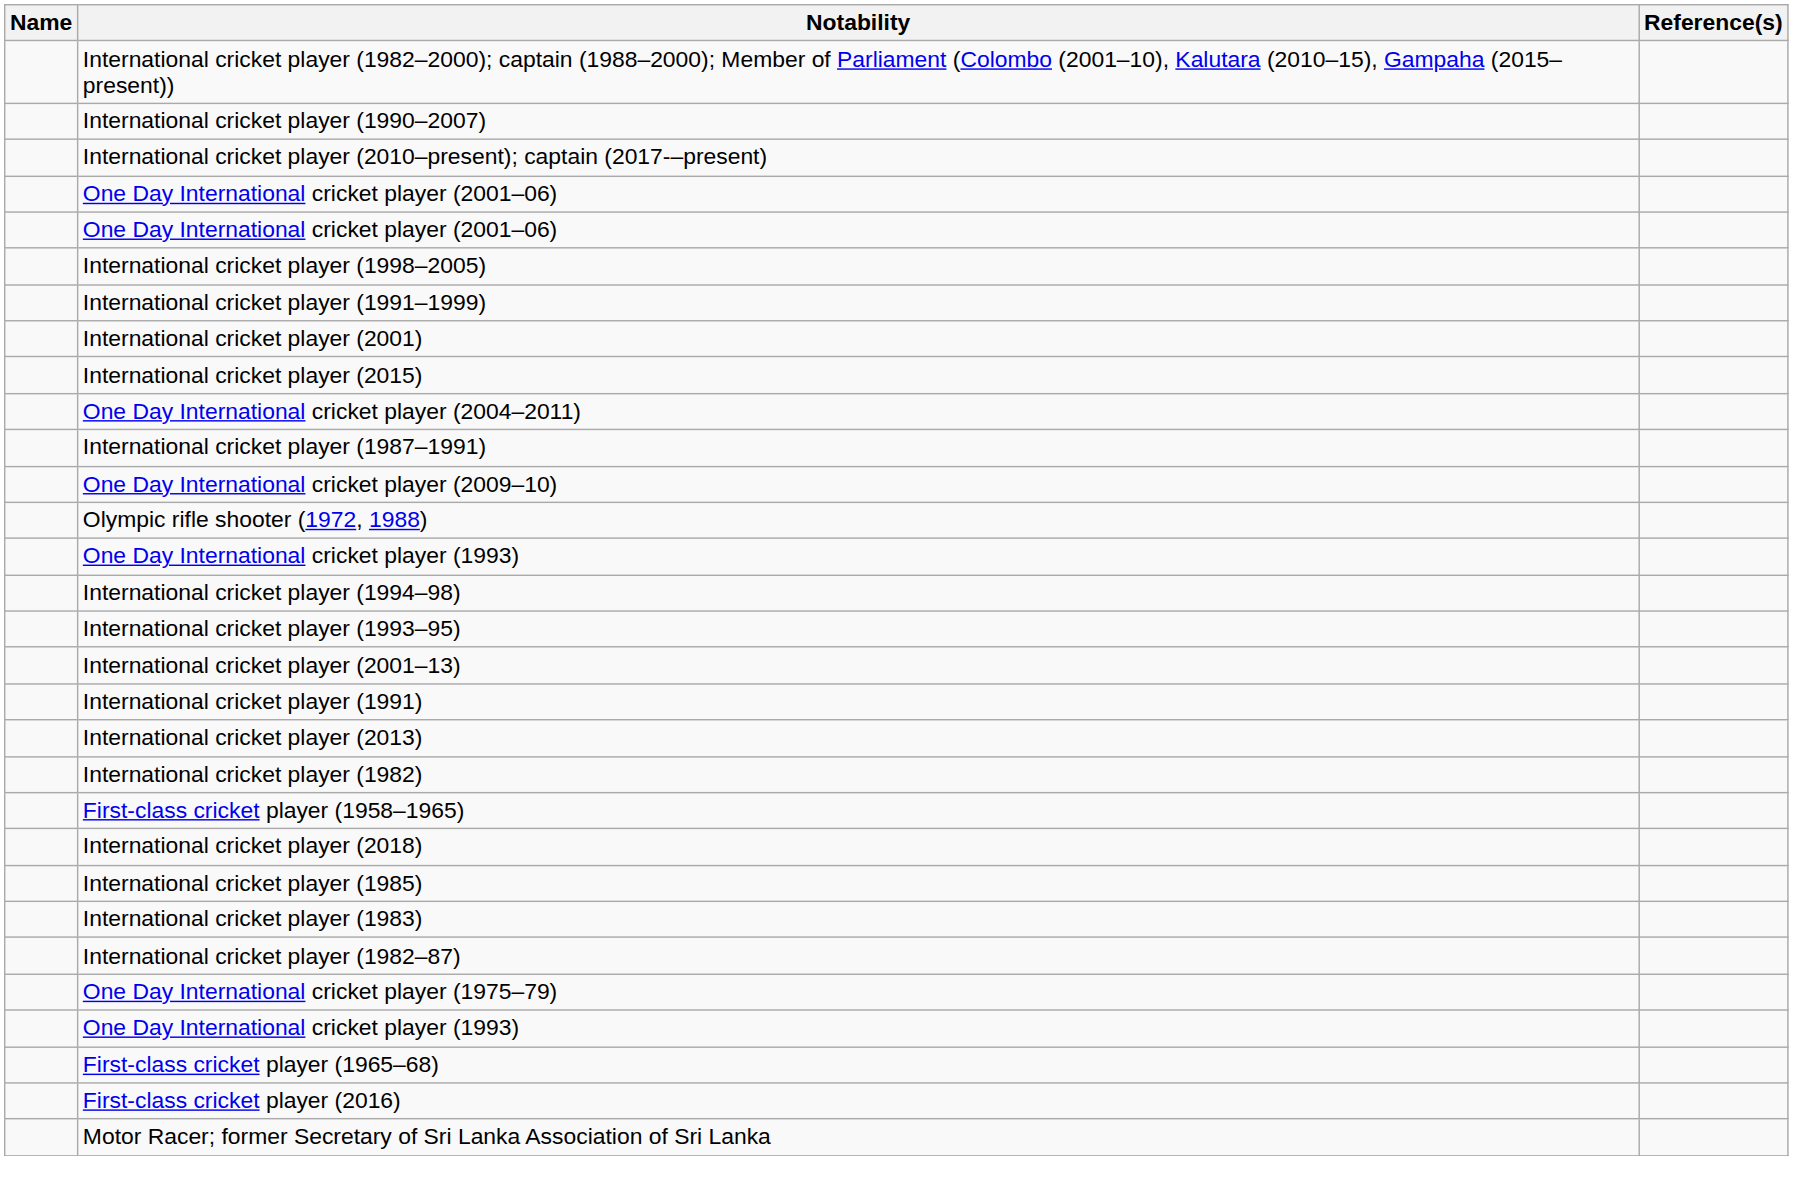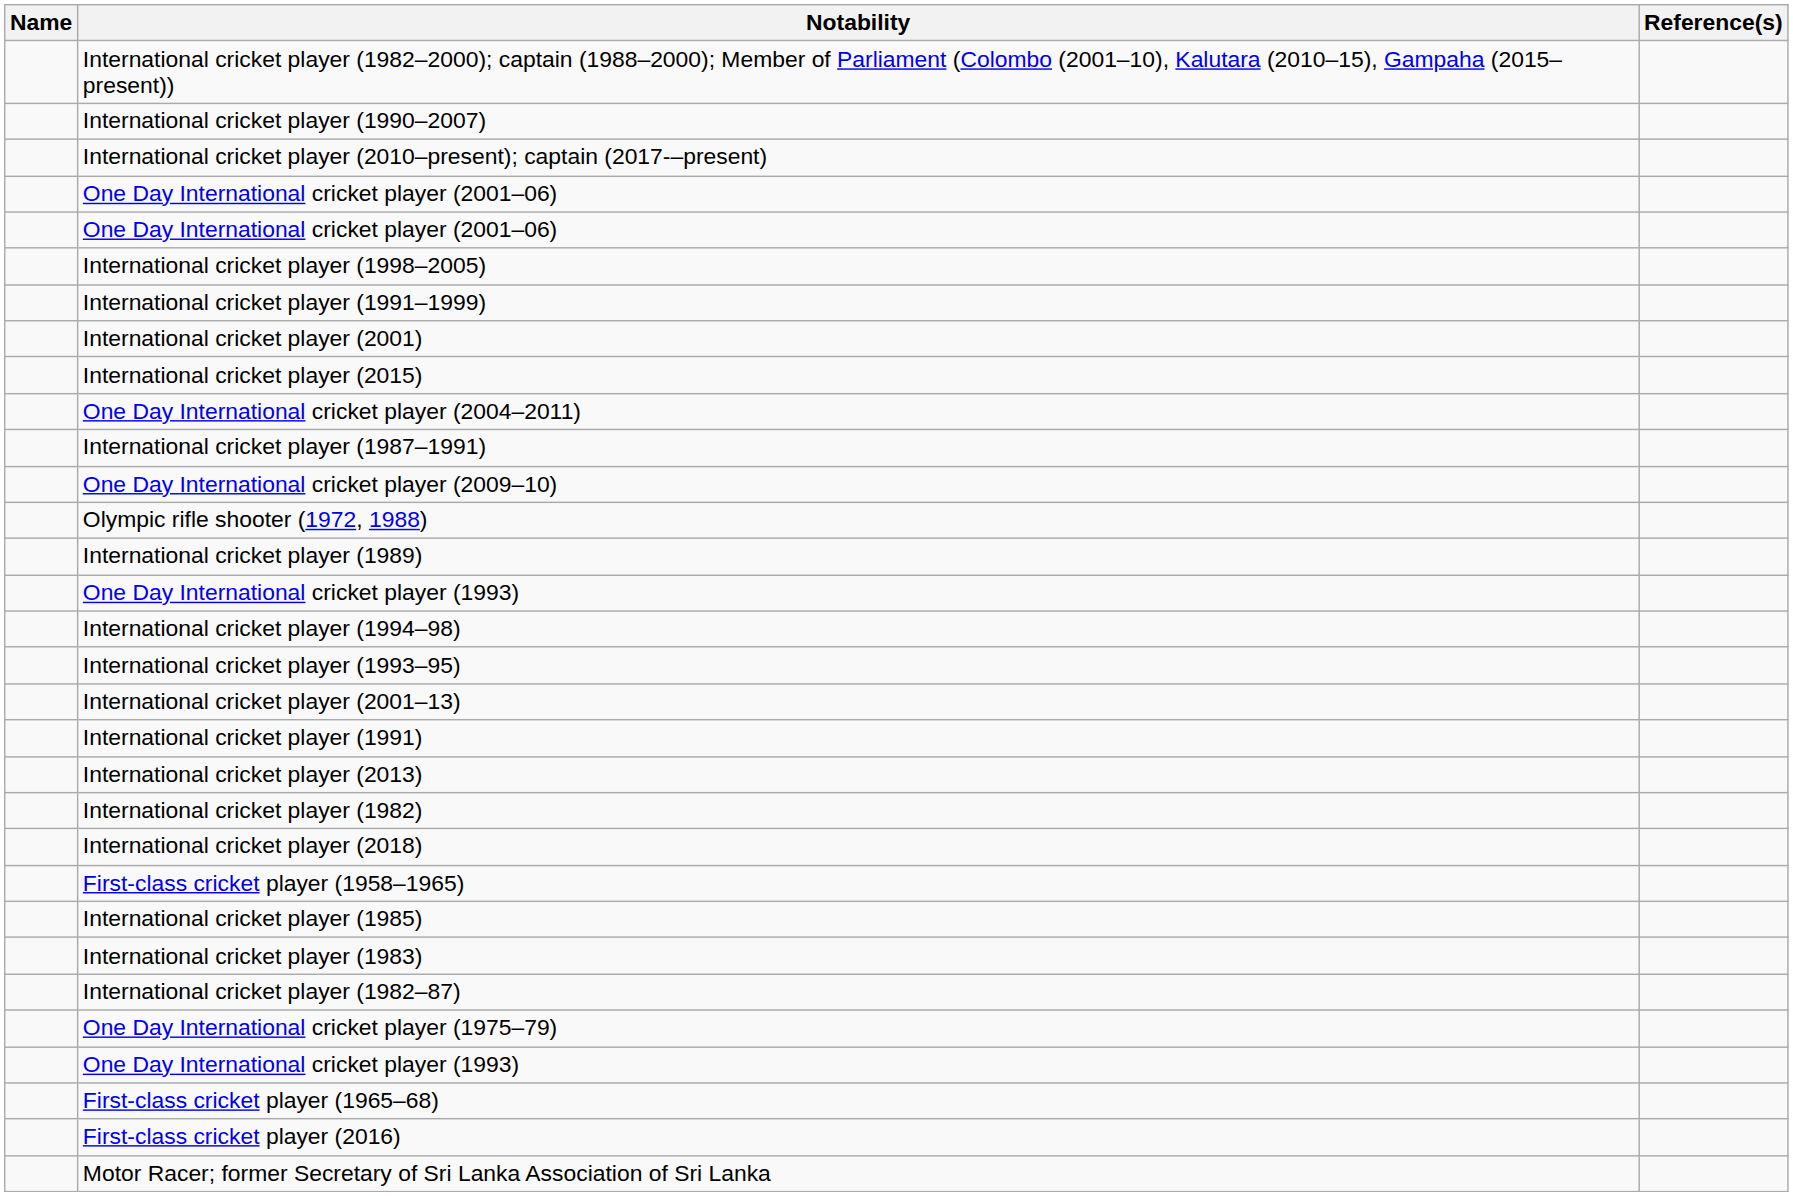+ row: (41, 557)
rows swapped: (41, 847) <-> (41, 811)
